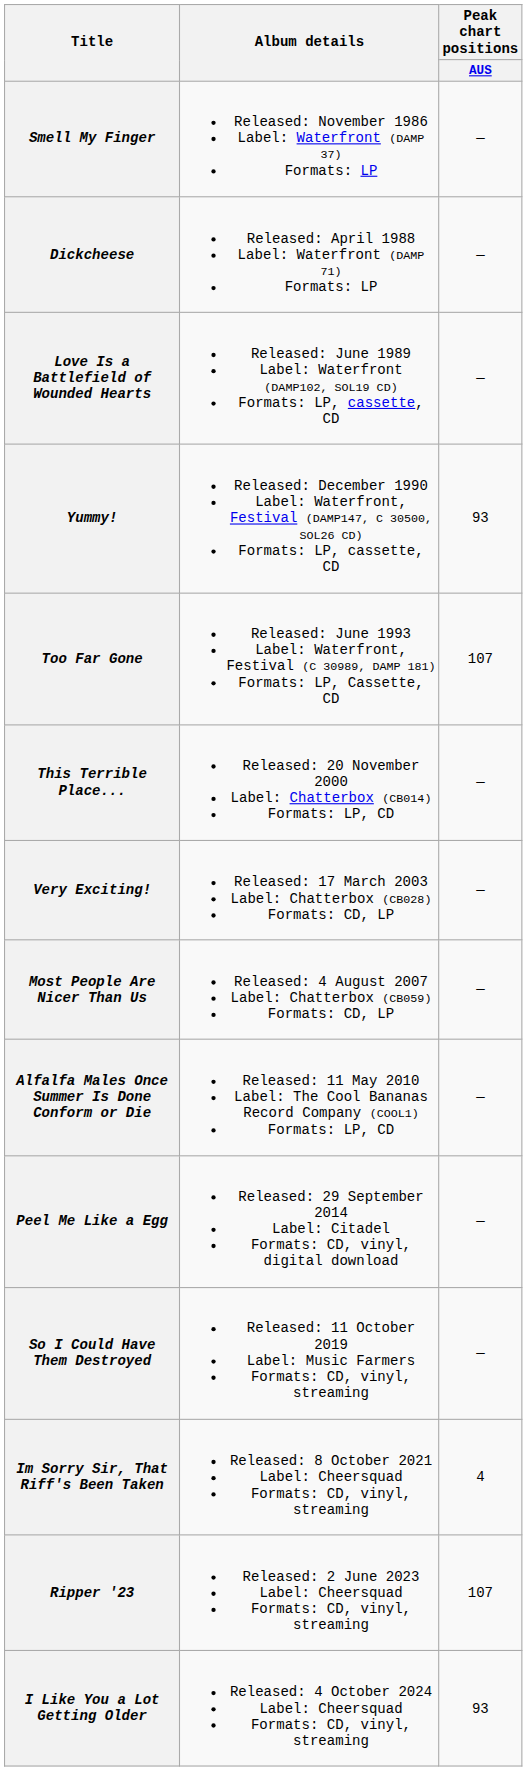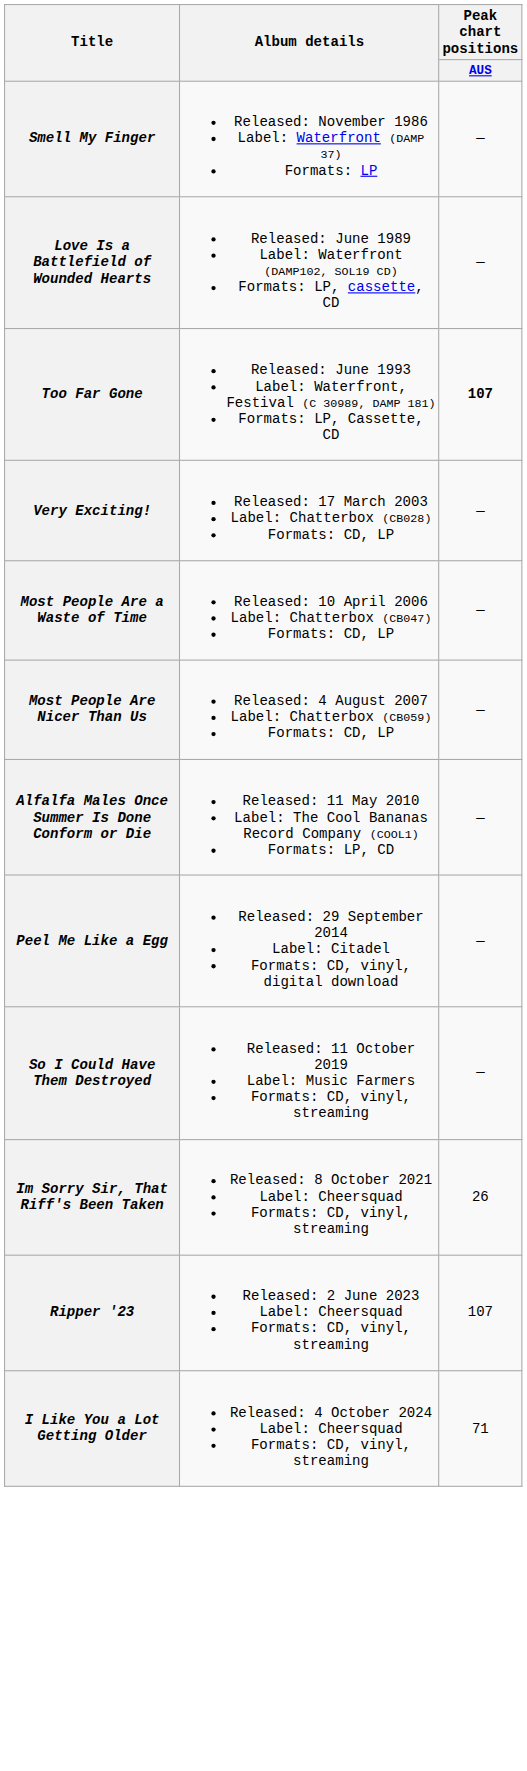- row: (92, 255)
- row: (92, 519)
(480, 659) normal -> (480, 395) bold
- row: (92, 783)
+ row: (92, 610)
(480, 1477) 4 -> (480, 1197) 26
(480, 1709) 93 -> (480, 1429) 71
